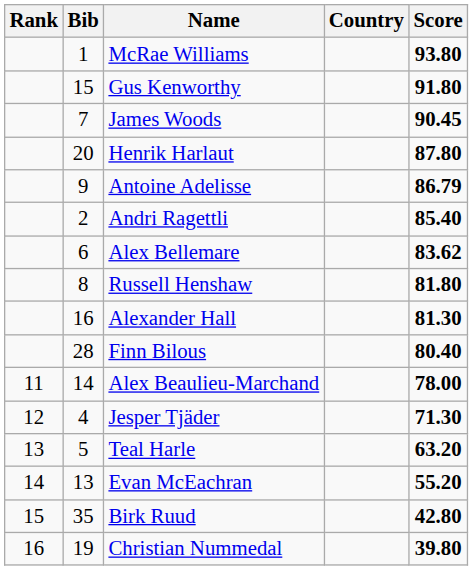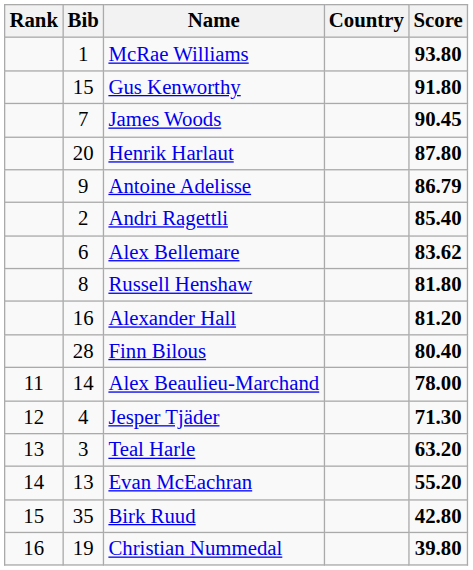(438, 317) 81.30 -> (438, 317) 81.20
(83, 449) 5 -> (83, 449) 3
